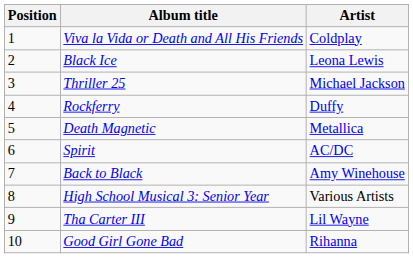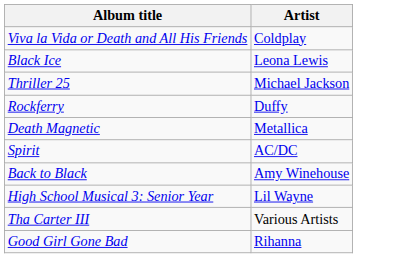- column: (32, 15)
(352, 196) Various Artists -> (284, 196) Lil Wayne
(339, 219) Lil Wayne -> (296, 219) Various Artists
